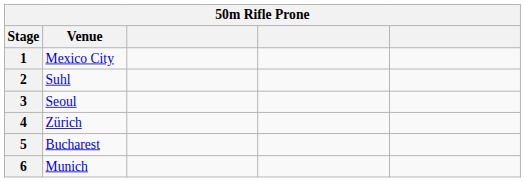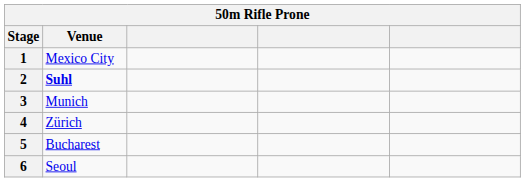(58, 79) normal -> (59, 79) bold
(61, 101) Seoul -> (67, 101) Munich
(67, 166) Munich -> (61, 166) Seoul
